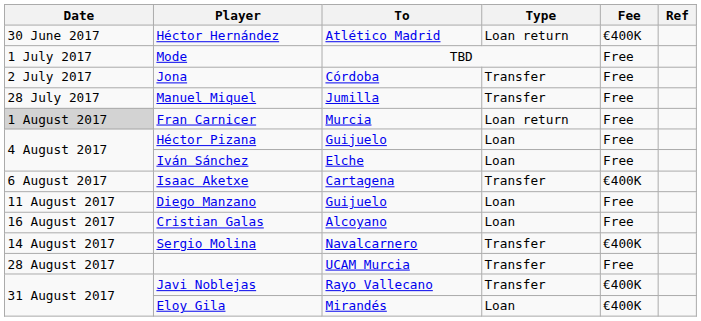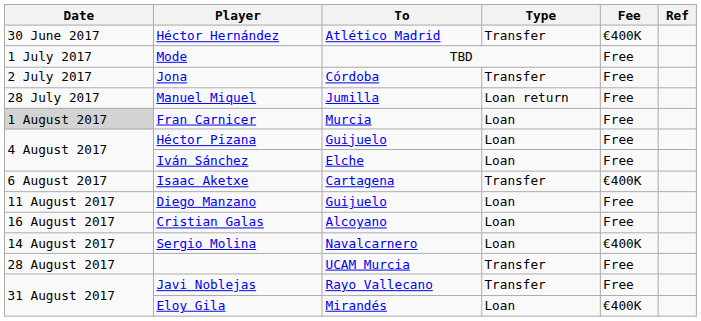(527, 36) Loan return -> (515, 36) Transfer
(515, 98) Transfer -> (527, 98) Loan return
(527, 119) Loan return -> (500, 119) Loan
(515, 243) Transfer -> (500, 243) Loan
(622, 285) €400K -> (618, 285) Free
